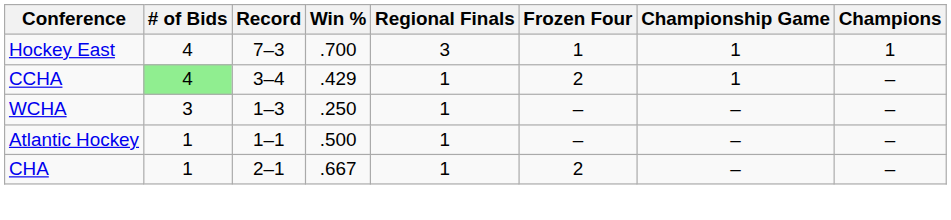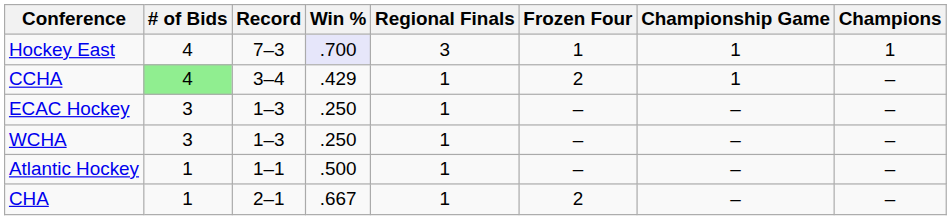(338, 49) no background -> (338, 49) lavender background
+ row: (69, 109)
